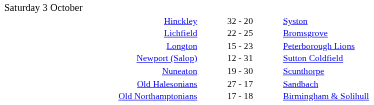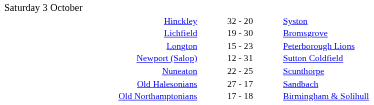(240, 33) 22 - 25 -> (240, 33) 19 - 30
(240, 71) 19 - 30 -> (240, 71) 22 - 25
